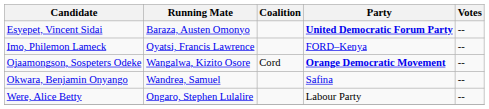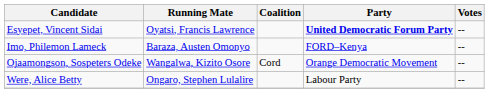(198, 29) Baraza, Austen Omonyo -> (200, 29) Oyatsi, Francis Lawrence
(200, 46) Oyatsi, Francis Lawrence -> (198, 46) Baraza, Austen Omonyo
(376, 63) bold -> (372, 63) normal
- row: (67, 79)
